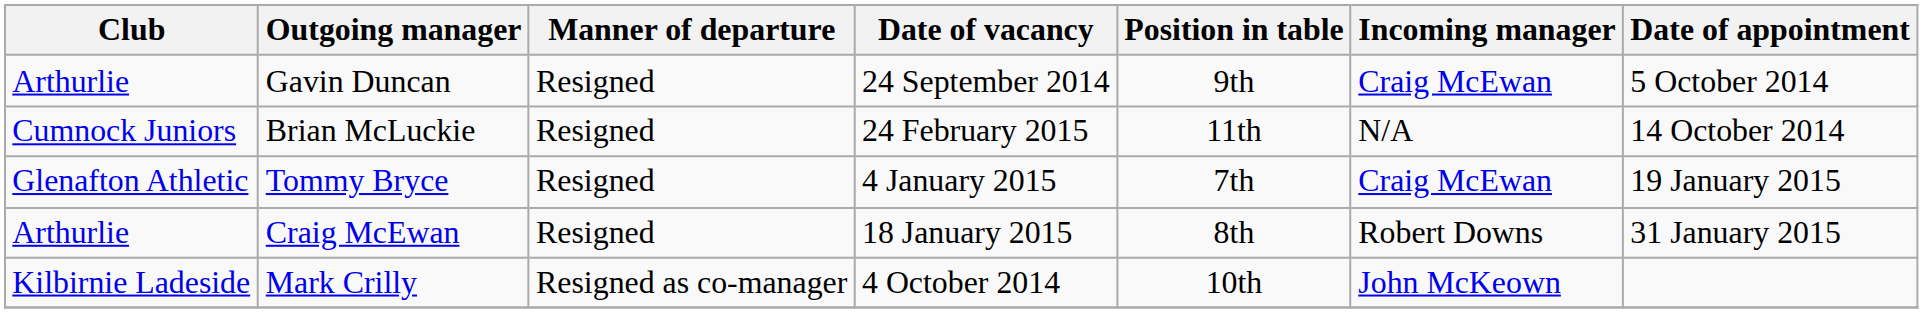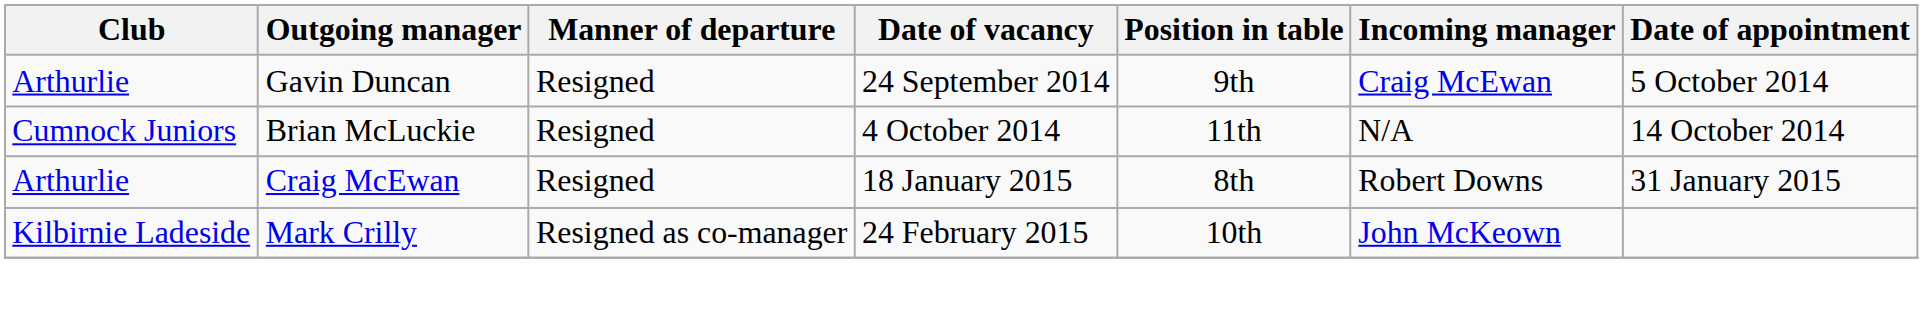(975, 130) 24 February 2015 -> (961, 130) 4 October 2014
- row: (357, 181)
(961, 282) 4 October 2014 -> (975, 231) 24 February 2015
